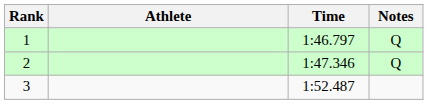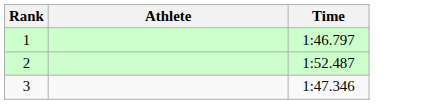- column: (396, 16)
(329, 63) 1:47.346 -> (329, 63) 1:52.487
(329, 87) 1:52.487 -> (329, 87) 1:47.346
